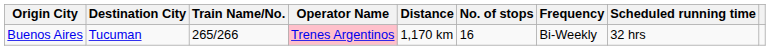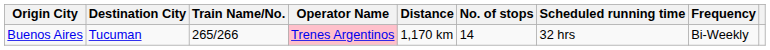columns swapped: (572, 14) <-> (683, 14)
(467, 34) 16 -> (467, 34) 14
